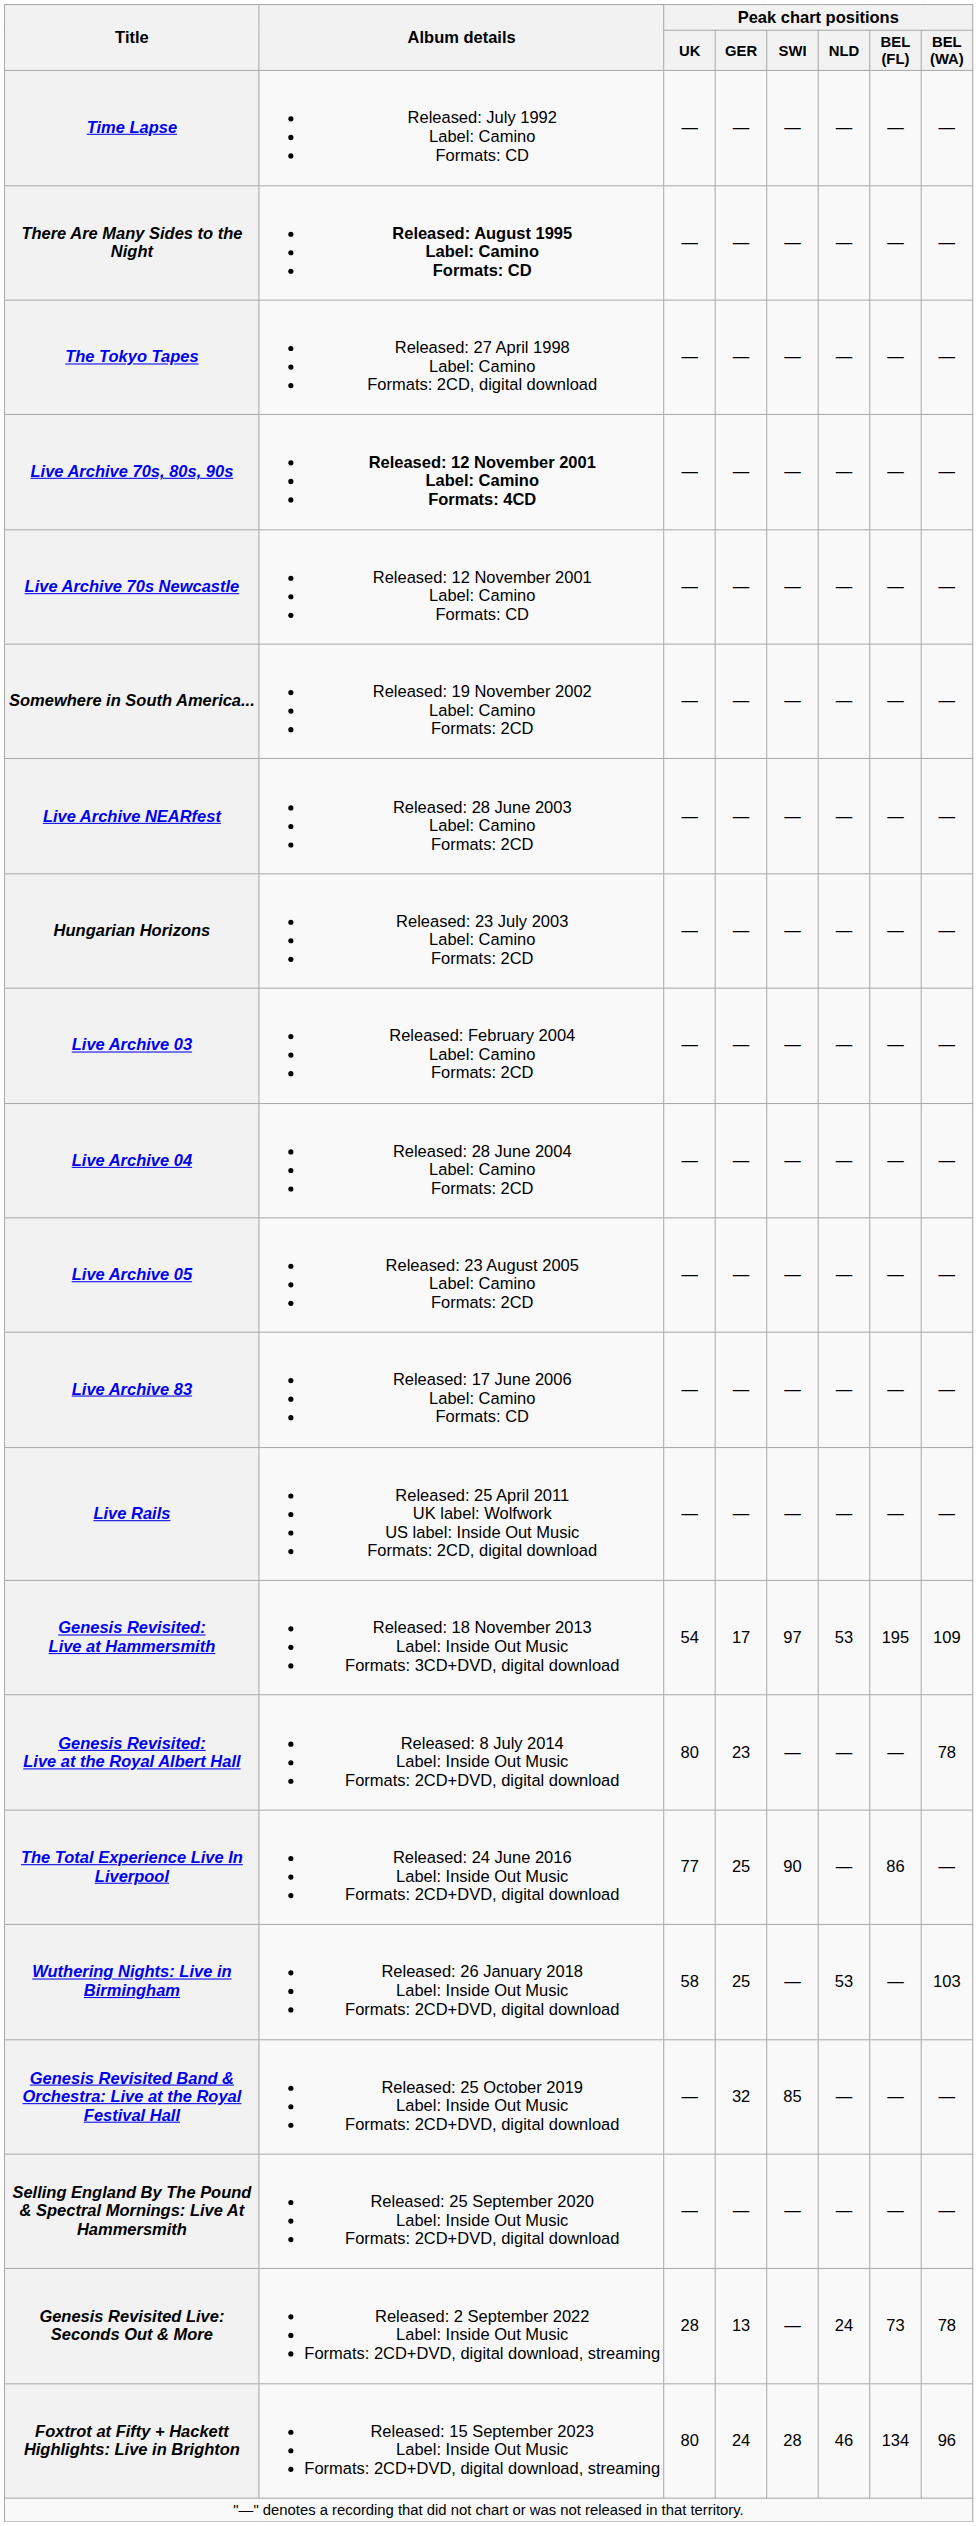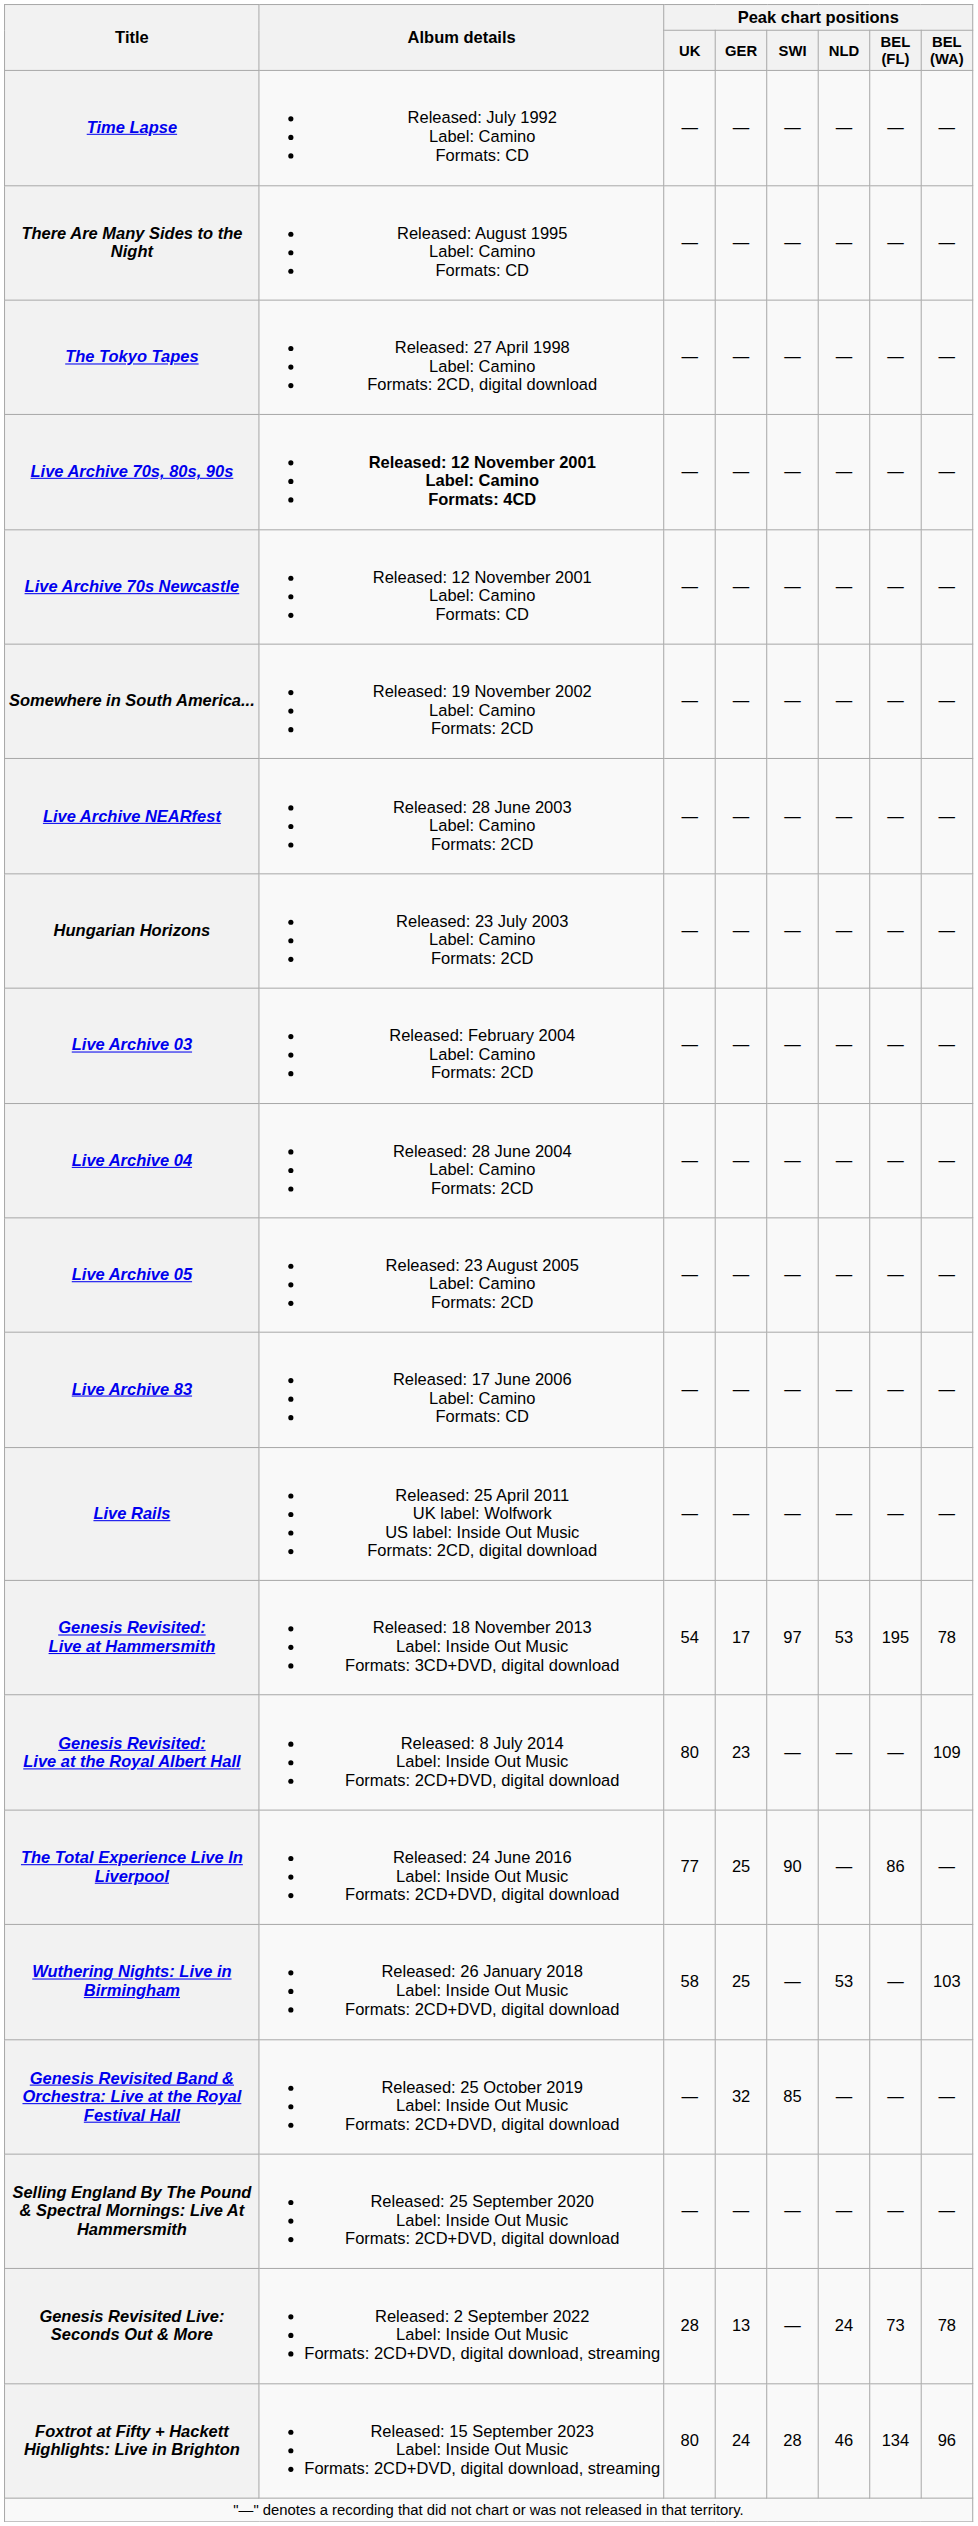(462, 252) bold -> (462, 252) normal
(947, 1637) 109 -> (947, 1637) 78
(947, 1752) 78 -> (947, 1752) 109
